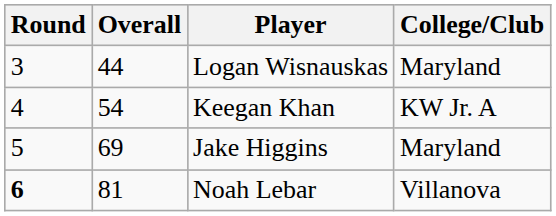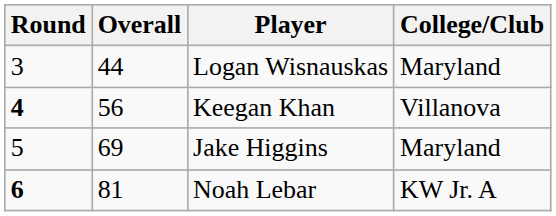(17, 107) normal -> (17, 107) bold
(111, 107) 54 -> (111, 107) 56
(448, 107) KW Jr. A -> (450, 107) Villanova
(450, 189) Villanova -> (448, 189) KW Jr. A
